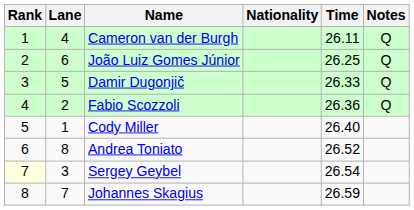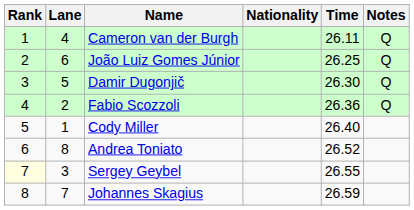(342, 82) 26.33 -> (342, 82) 26.30
(342, 171) 26.54 -> (342, 171) 26.55
